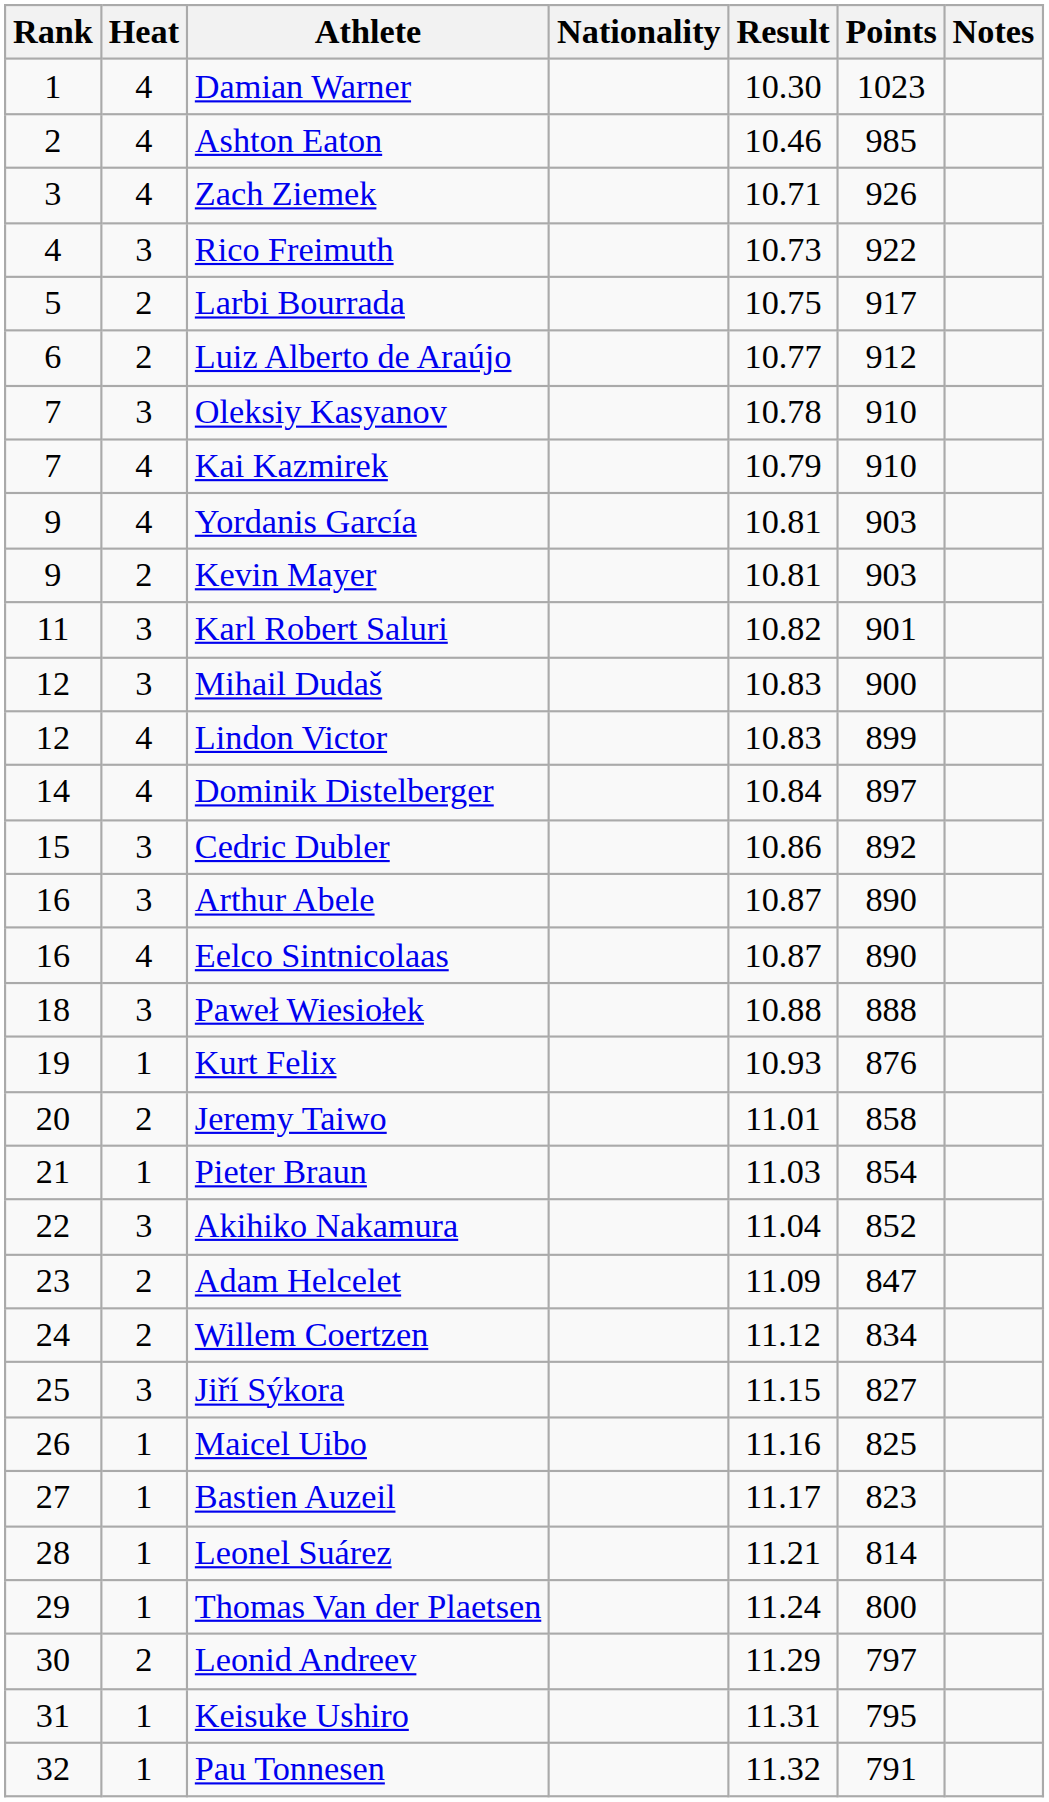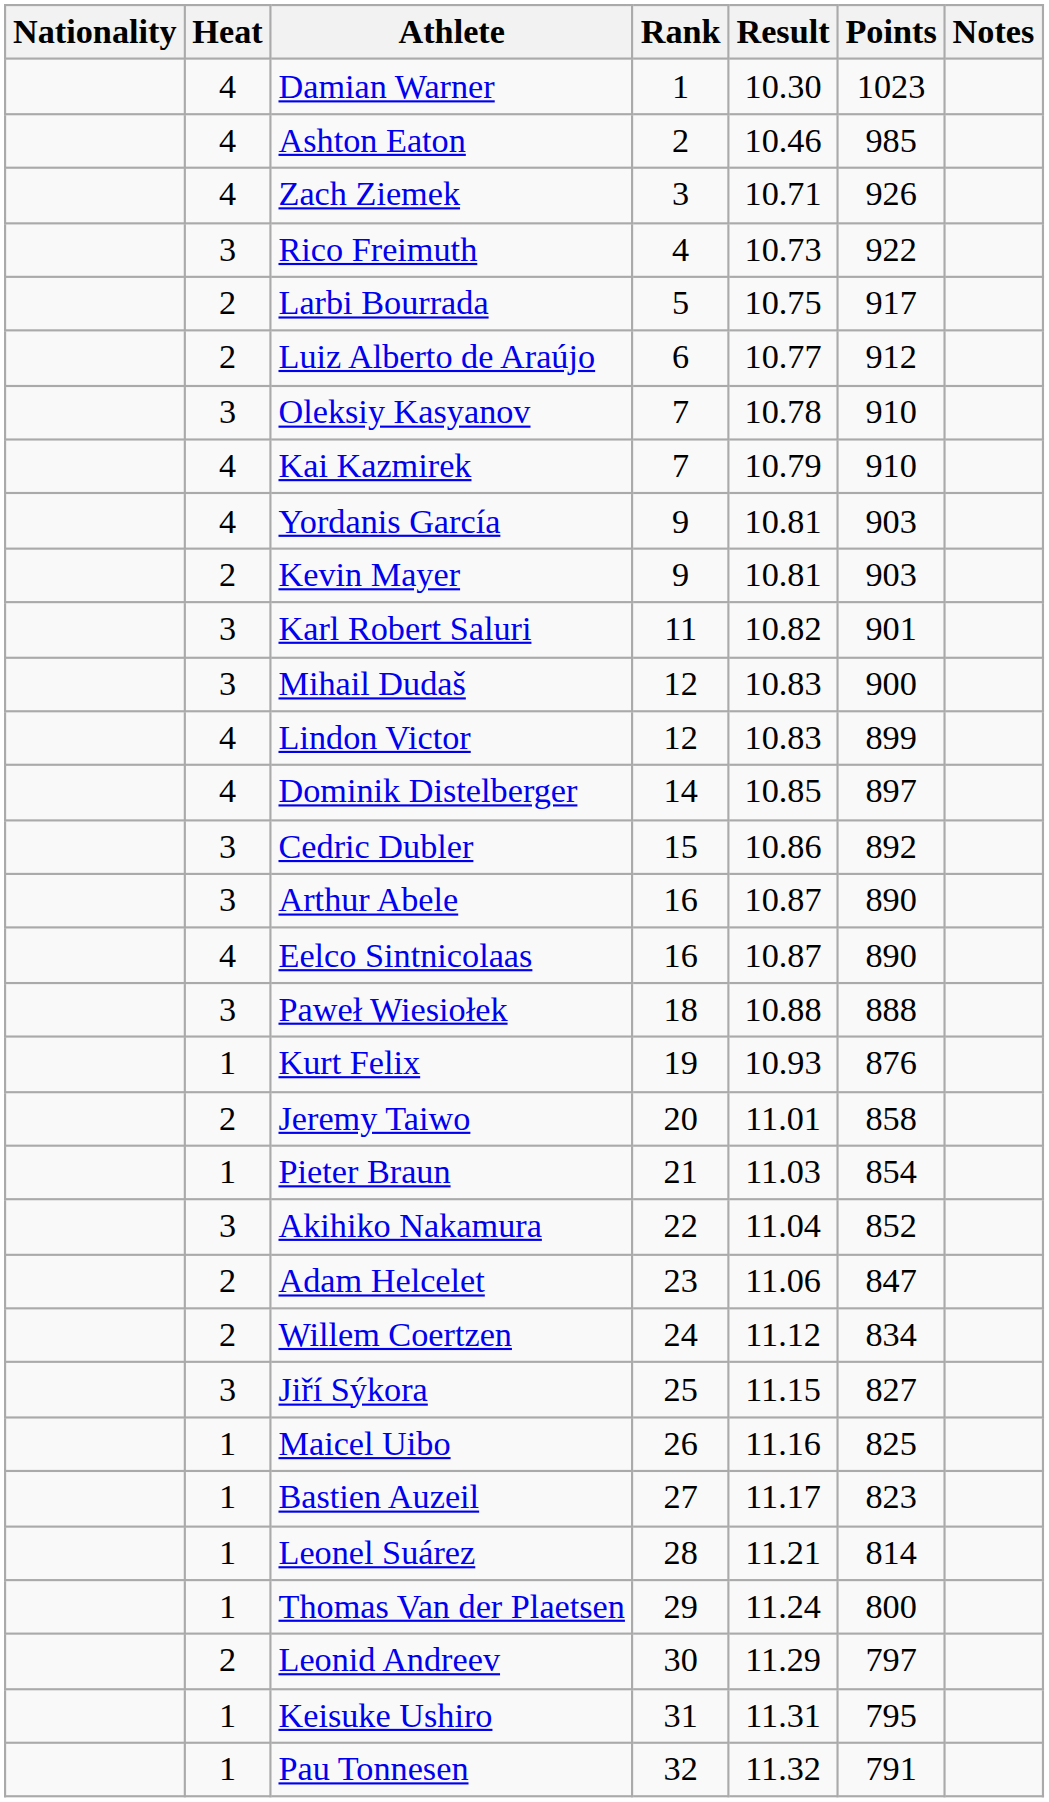columns swapped: (53, 31) <-> (639, 31)
(783, 791) 10.84 -> (783, 791) 10.85
(783, 1280) 11.09 -> (783, 1280) 11.06
